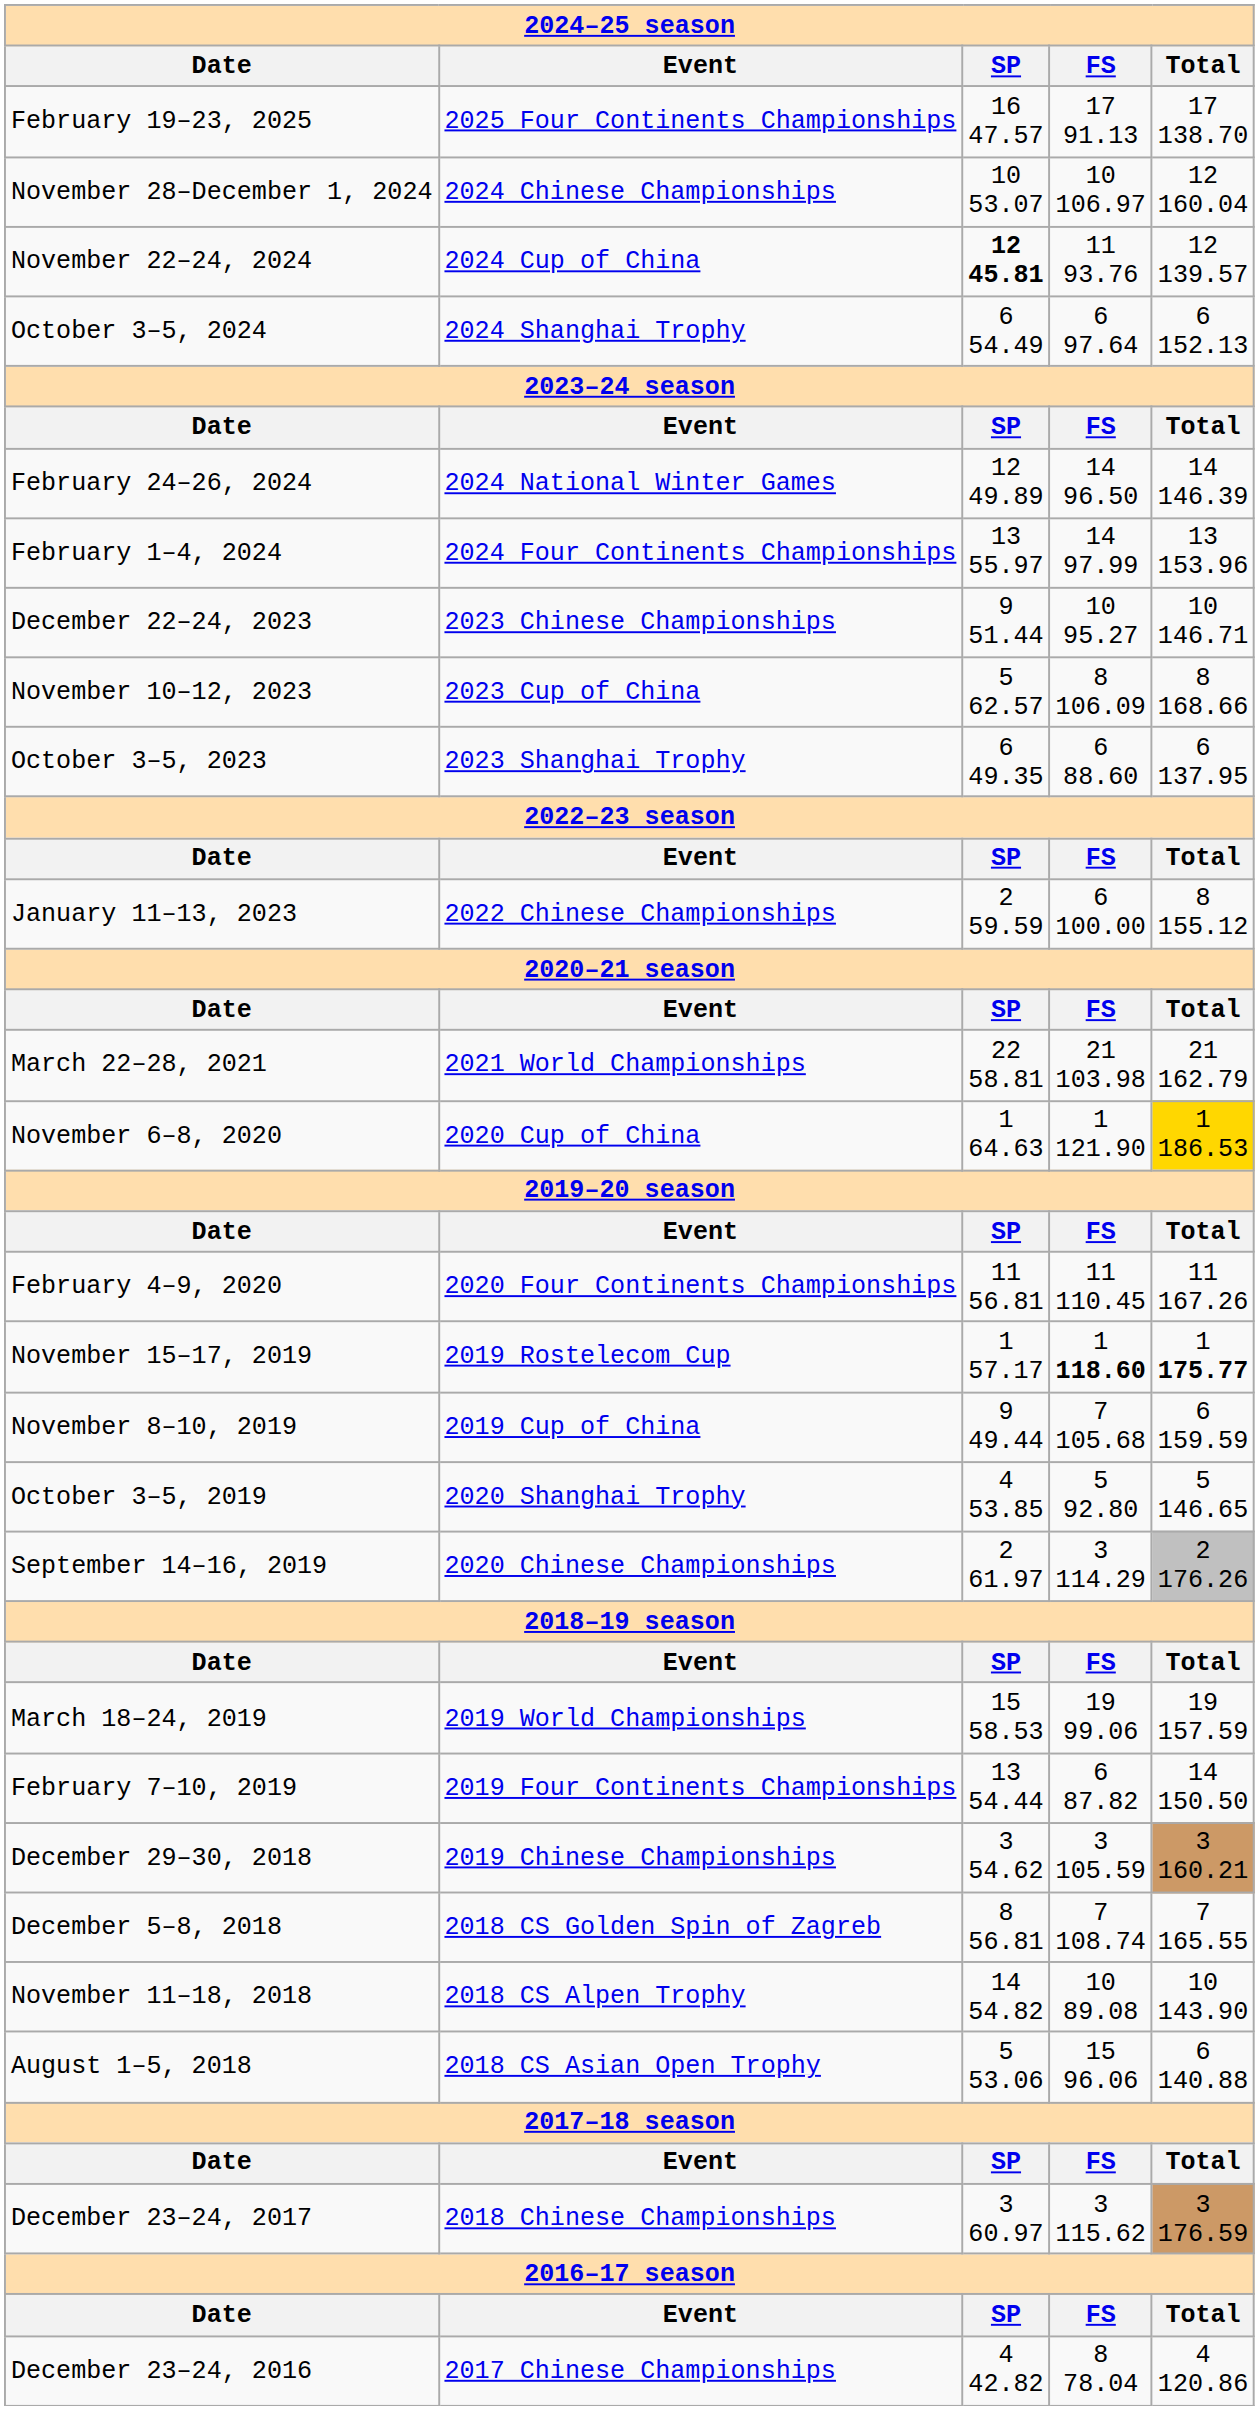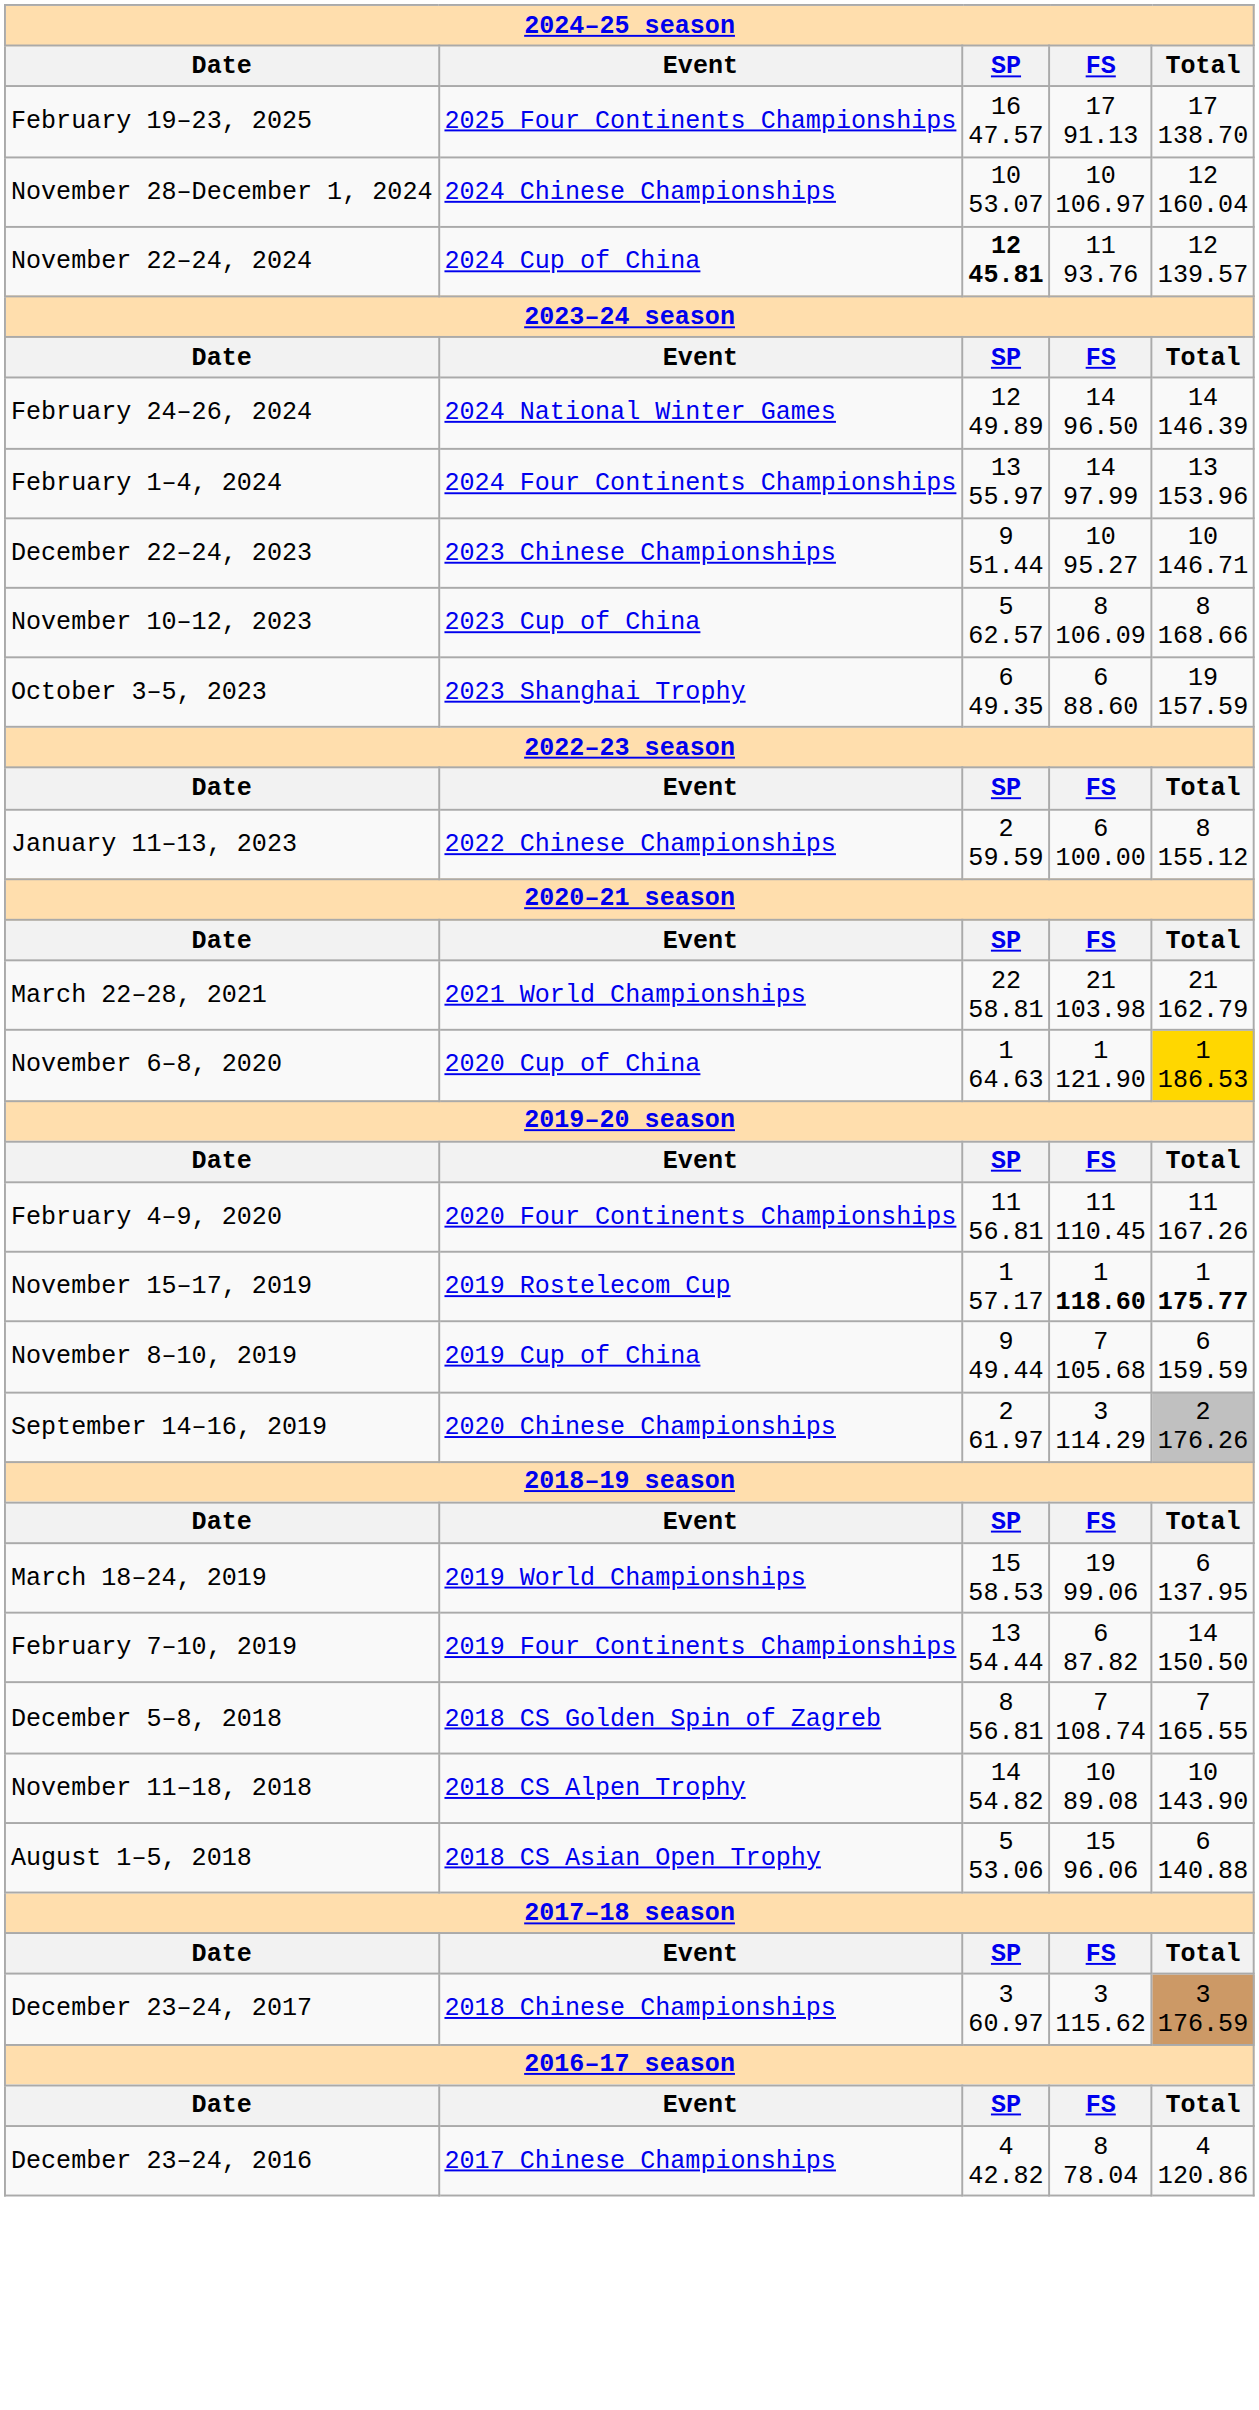- row: (139, 331)
(1203, 762) 6 137.95 -> (1203, 692) 19 157.59
- row: (139, 1496)
(1203, 1718) 19 157.59 -> (1203, 1578) 6 137.95
- row: (162, 1858)
